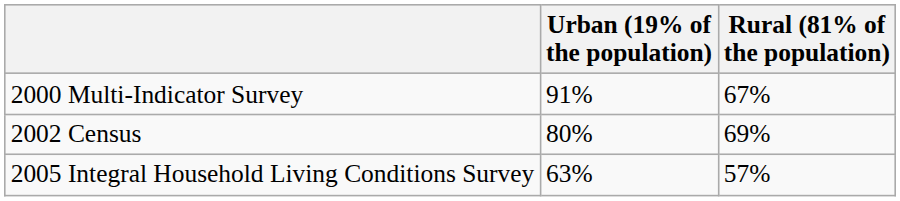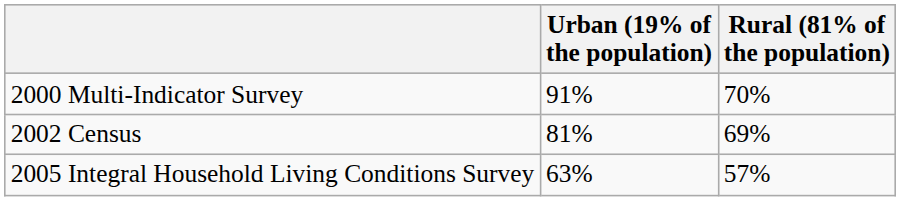(747, 93) 67% -> (747, 93) 70%
(569, 133) 80% -> (569, 133) 81%
